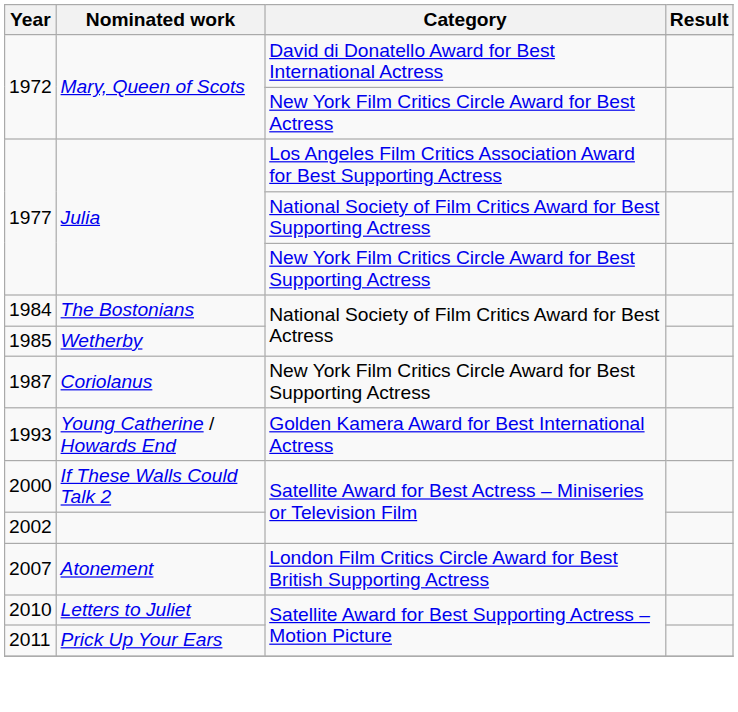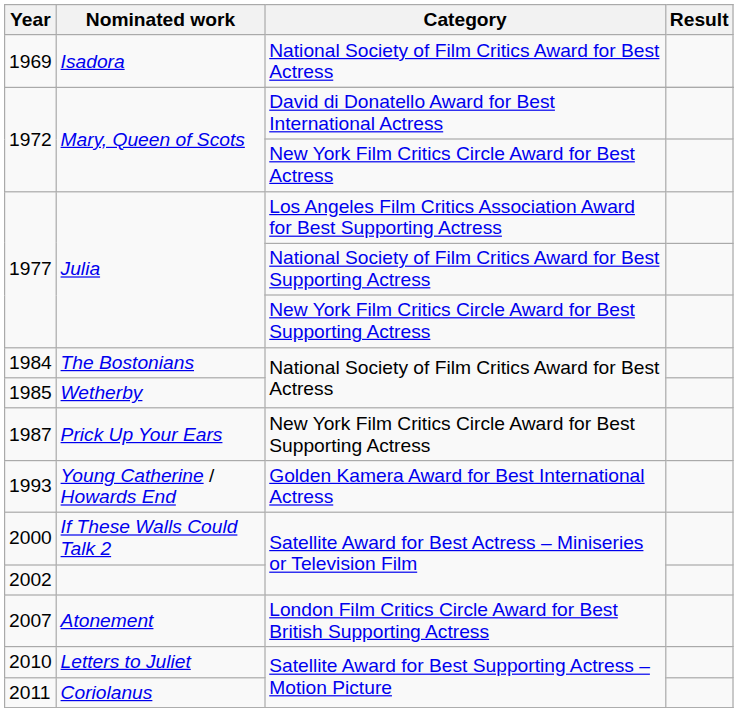+ row: (30, 60)
(106, 382) Coriolanus -> (142, 434) Prick Up Your Ears
(142, 640) Prick Up Your Ears -> (106, 692) Coriolanus
